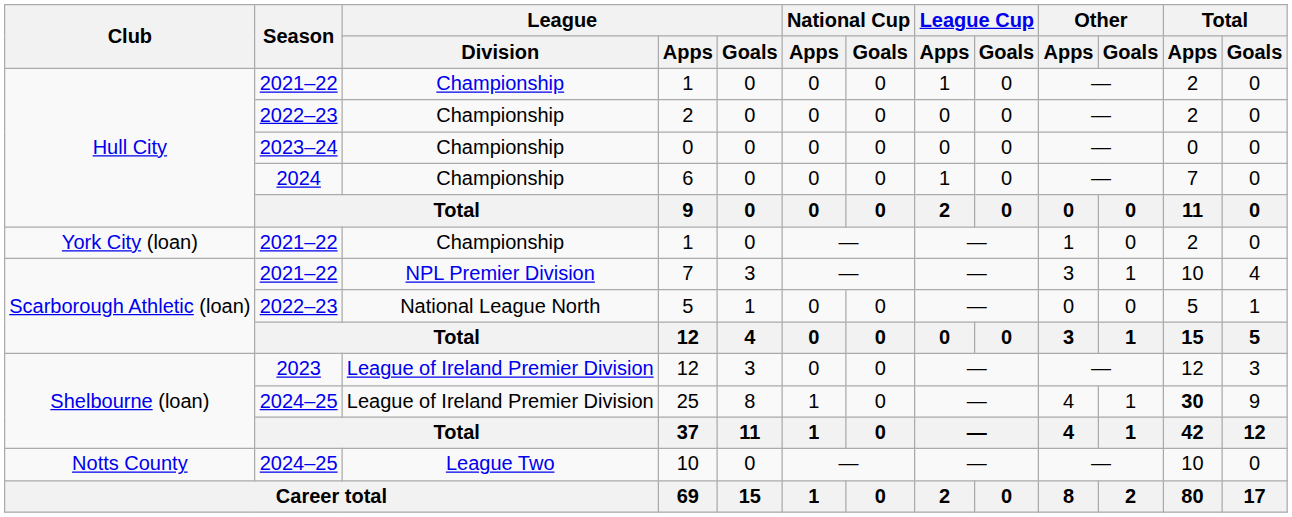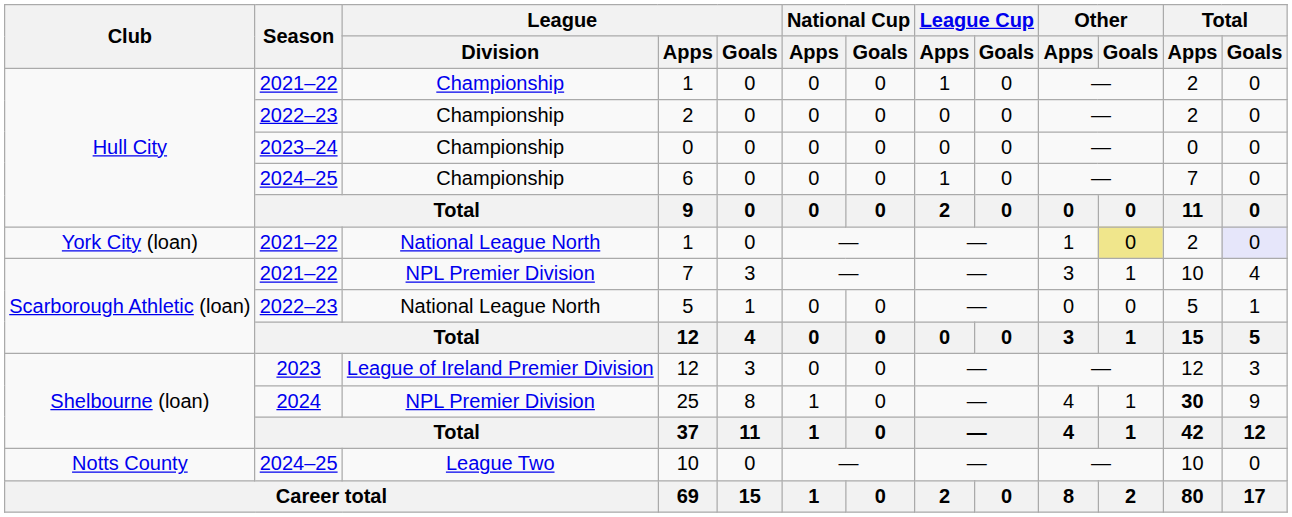(299, 178) 2024 -> (299, 178) 2024–25
(500, 242) Championship -> (500, 242) National League North
(1130, 242) no background -> (1130, 242) khaki background
(1255, 242) no background -> (1255, 242) lavender background
(299, 400) 2024–25 -> (299, 400) 2024
(500, 400) League of Ireland Premier Division -> (500, 400) NPL Premier Division
